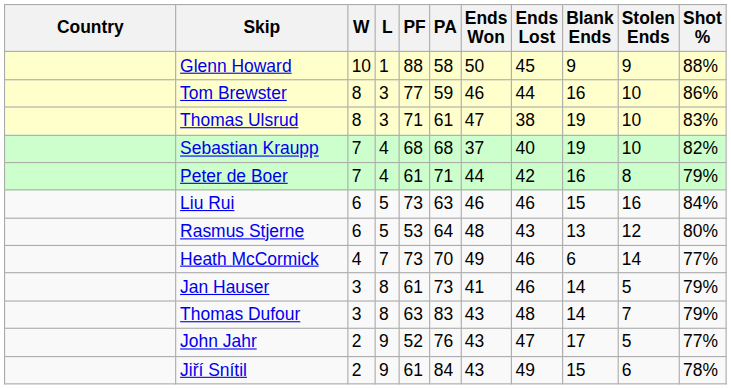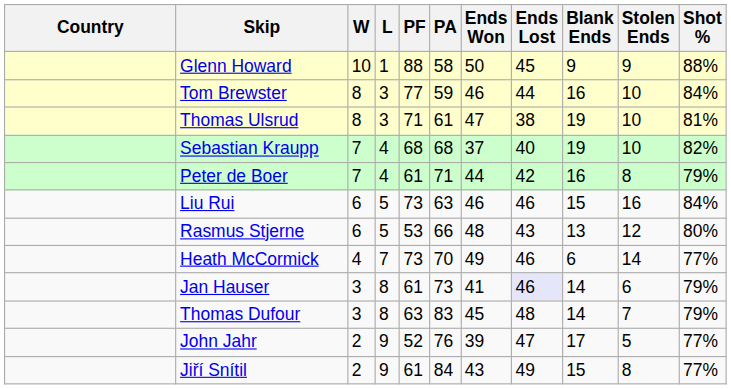(700, 93) 86% -> (700, 93) 84%
(700, 120) 83% -> (700, 120) 81%
(443, 231) 64 -> (443, 231) 66
(525, 286) no background -> (525, 286) lavender background
(627, 286) 5 -> (627, 286) 6
(474, 314) 43 -> (474, 314) 45
(474, 342) 43 -> (474, 342) 39
(627, 369) 6 -> (627, 369) 8
(700, 369) 78% -> (700, 369) 77%
